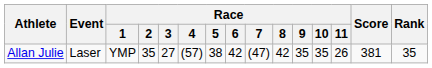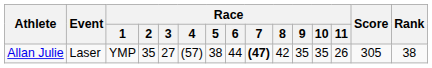(235, 54) 42 -> (235, 54) 44
(259, 54) normal -> (259, 54) bold
(371, 54) 381 -> (371, 54) 305
(409, 54) 35 -> (409, 54) 38
